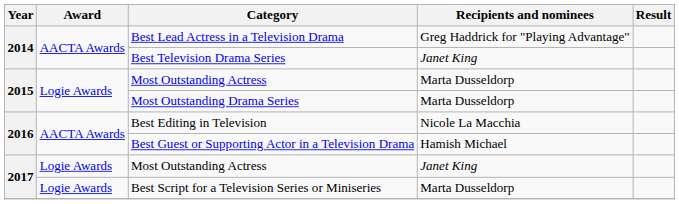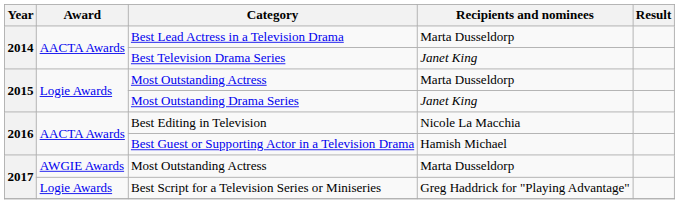(525, 37) Greg Haddrick for "Playing Advantage" -> (467, 37) Marta Dusseldorp
(467, 101) Marta Dusseldorp -> (449, 101) Janet King
(76, 166) Logie Awards -> (82, 166) AWGIE Awards
(449, 166) Janet King -> (467, 166) Marta Dusseldorp
(467, 187) Marta Dusseldorp -> (525, 187) Greg Haddrick for "Playing Advantage"
